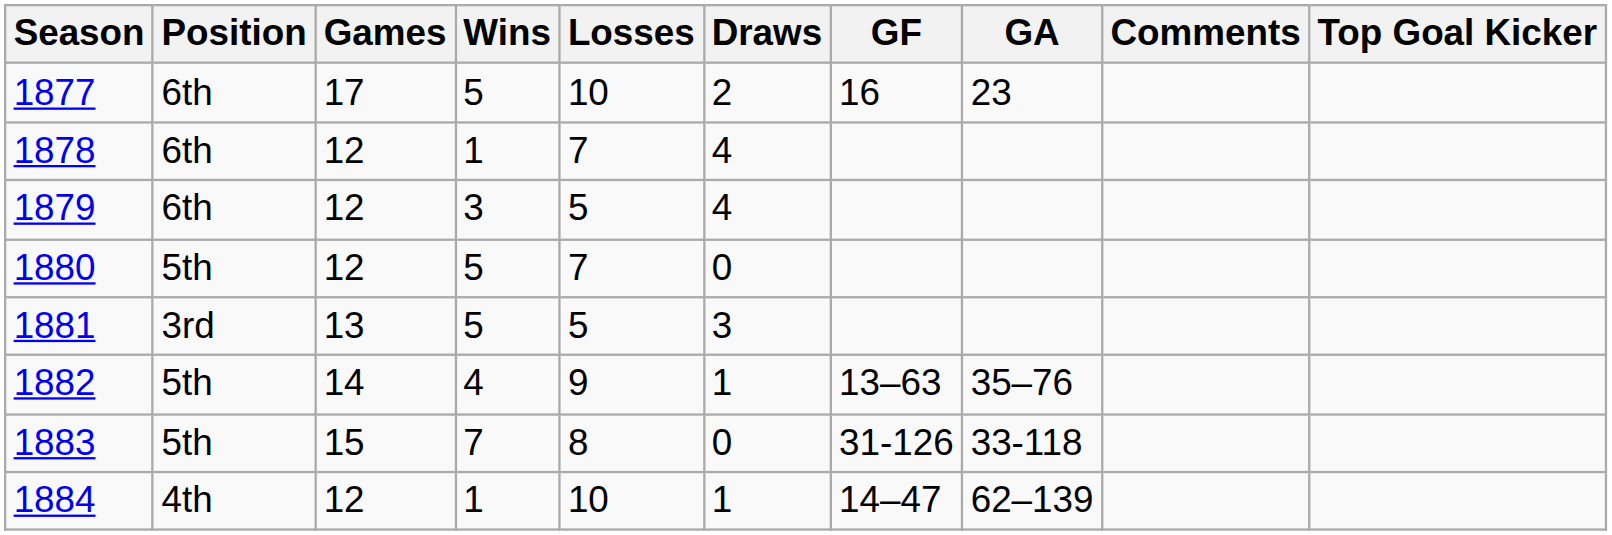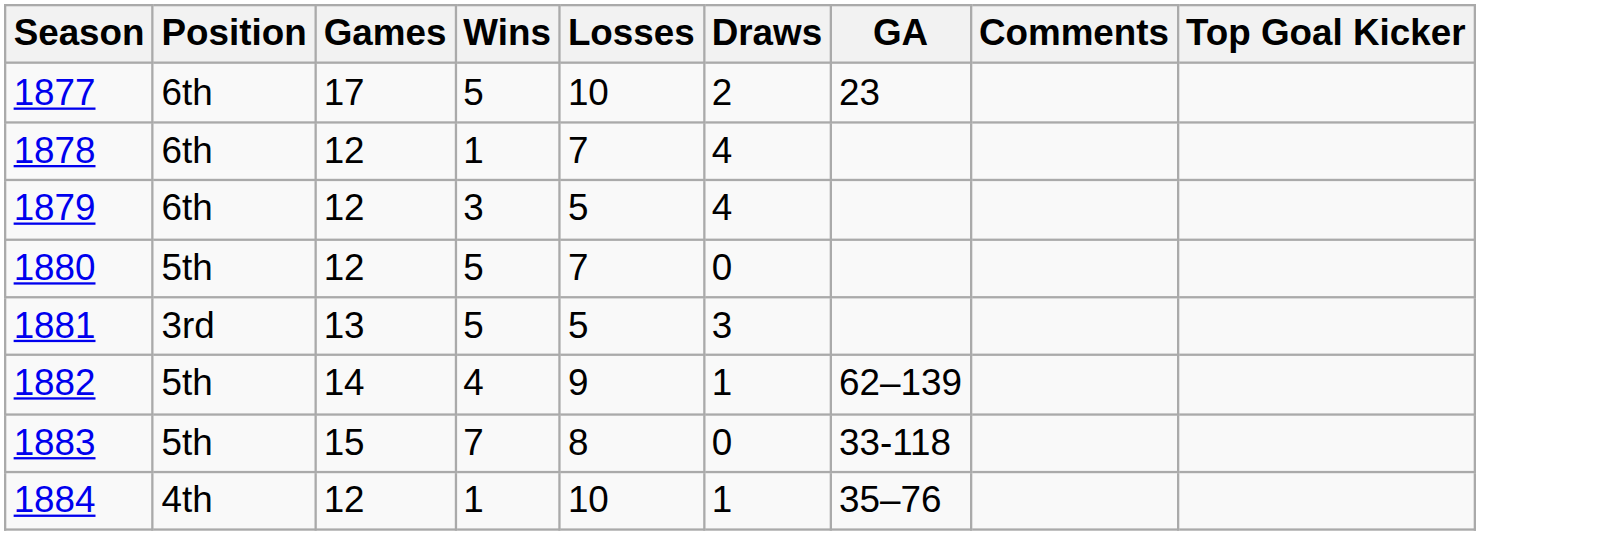- column: (896, 33)
(1022, 383) 35–76 -> (901, 383) 62–139
(1032, 500) 62–139 -> (890, 500) 35–76
